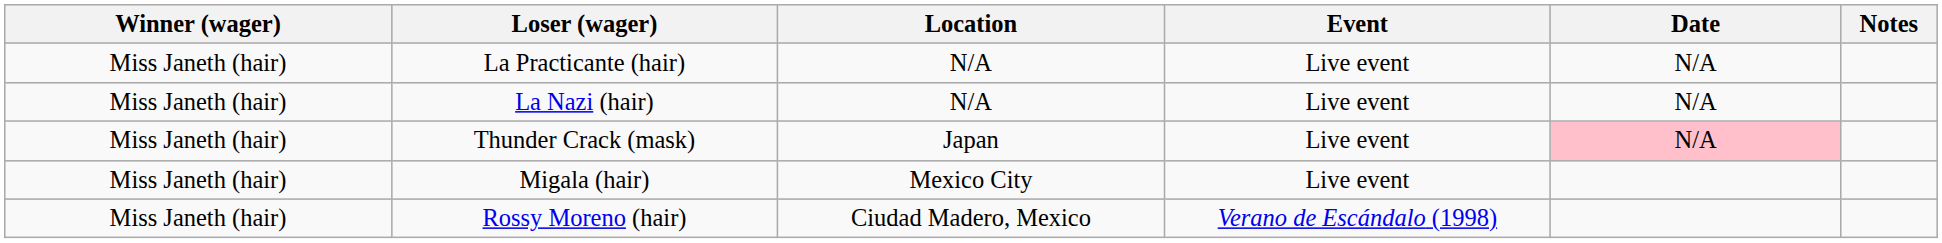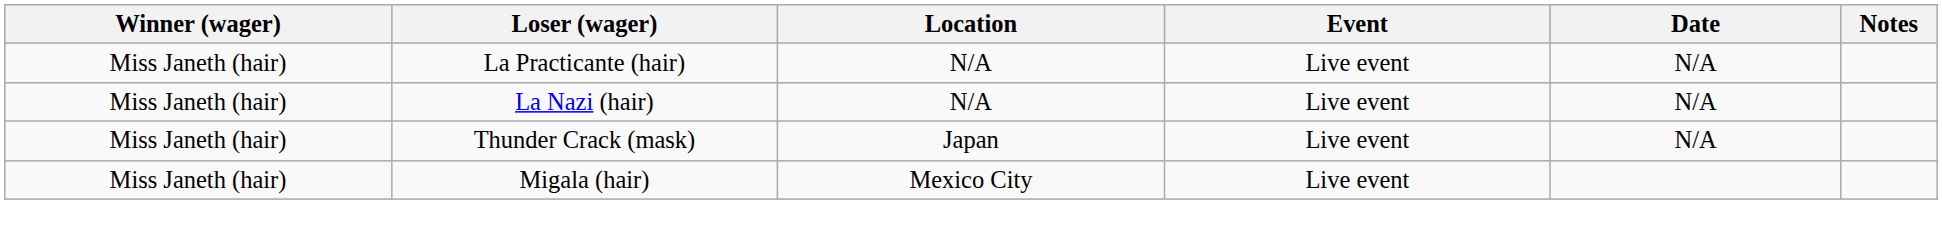(1696, 140) pink background -> (1696, 140) no background
- row: (584, 218)
